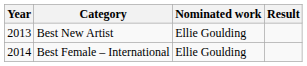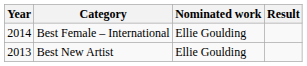rows swapped: (75, 33) <-> (103, 52)
